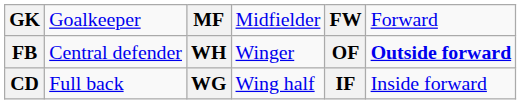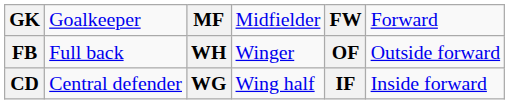(116, 51) Central defender -> (86, 51) Full back
(441, 51) bold -> (435, 51) normal
(86, 83) Full back -> (116, 83) Central defender
